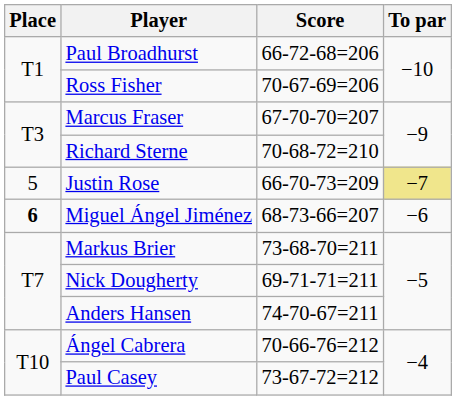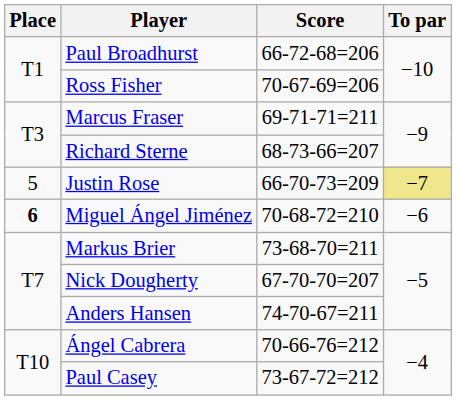(320, 118) 67-70-70=207 -> (320, 118) 69-71-71=211
(320, 150) 70-68-72=210 -> (320, 150) 68-73-66=207
(320, 215) 68-73-66=207 -> (320, 215) 70-68-72=210
(320, 280) 69-71-71=211 -> (320, 280) 67-70-70=207
